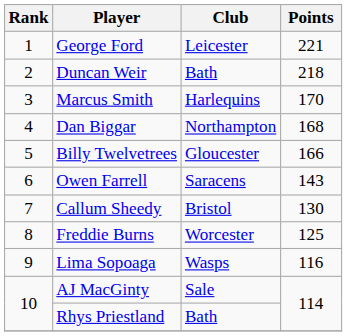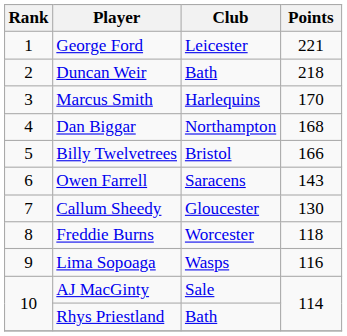(222, 153) Gloucester -> (208, 153) Bristol
(208, 208) Bristol -> (222, 208) Gloucester
(311, 235) 125 -> (311, 235) 118
